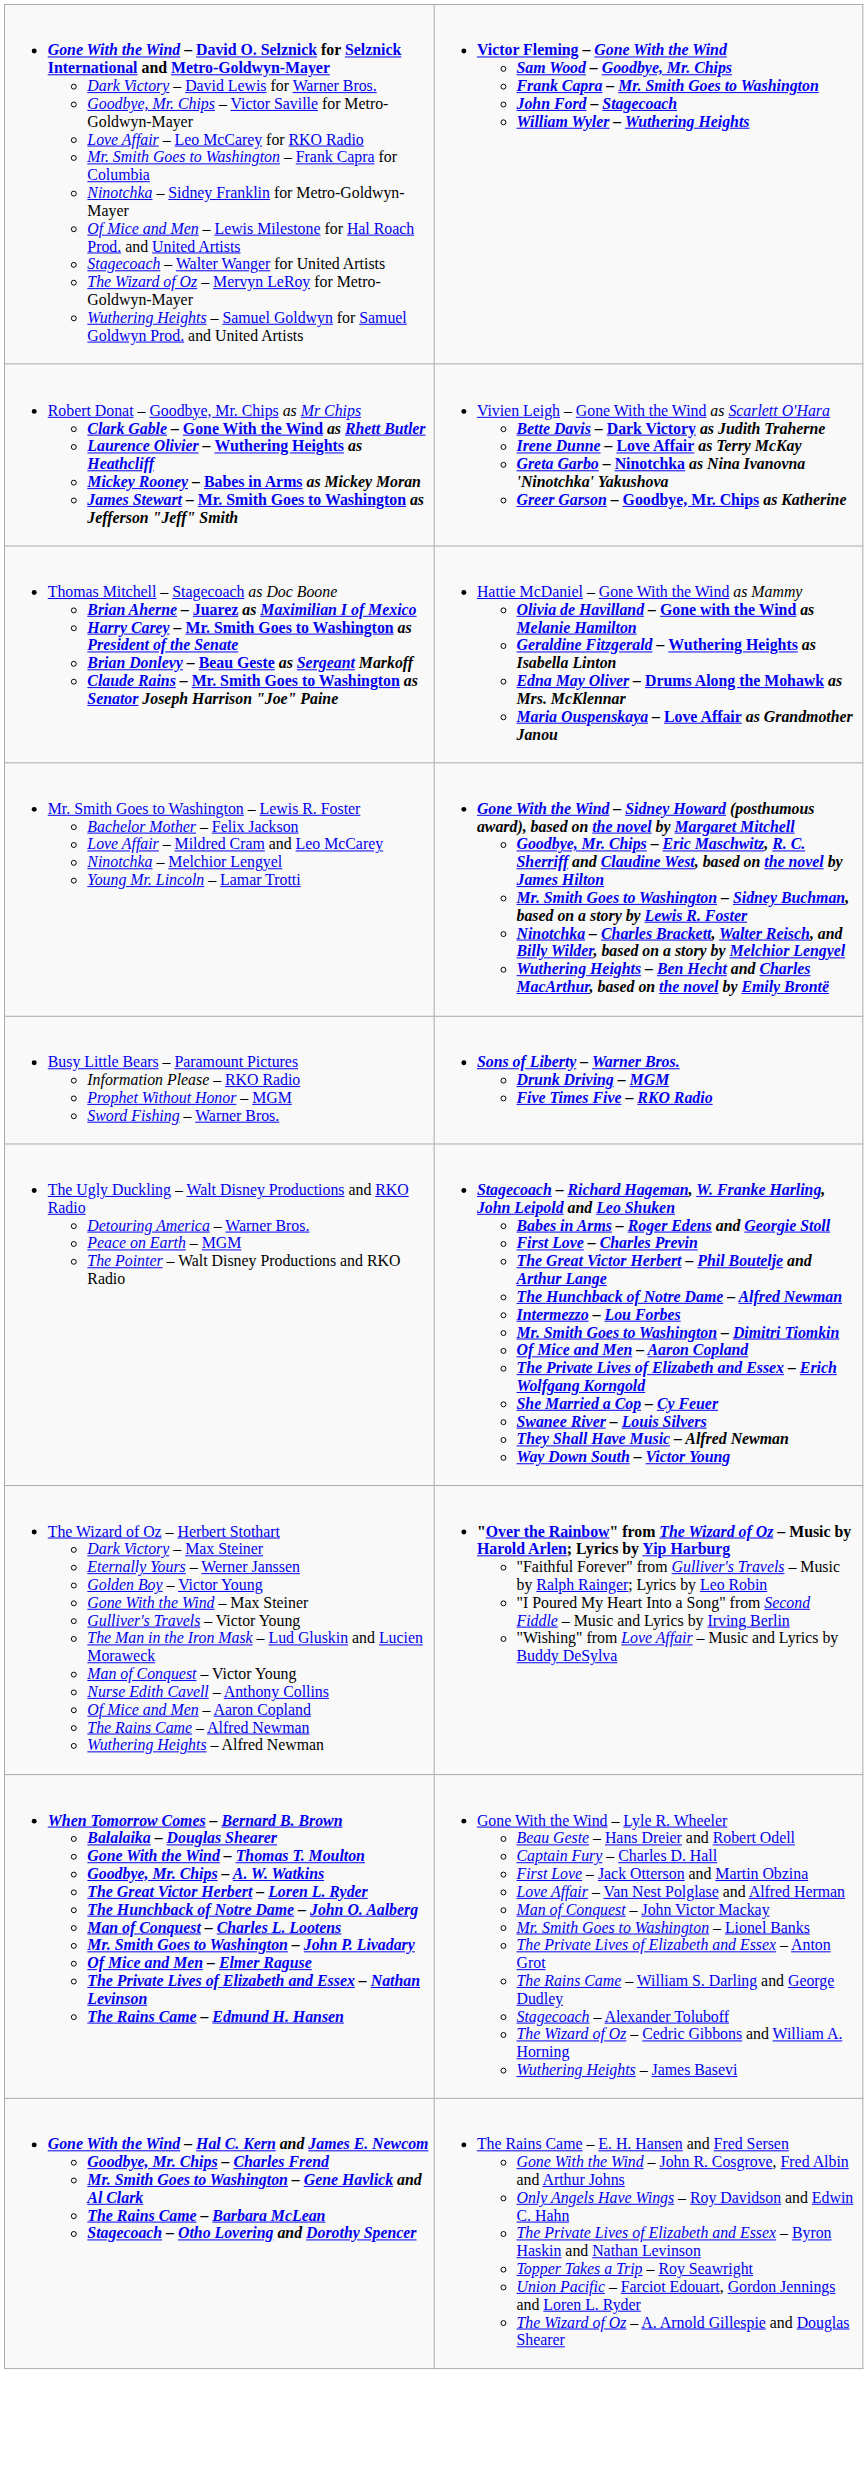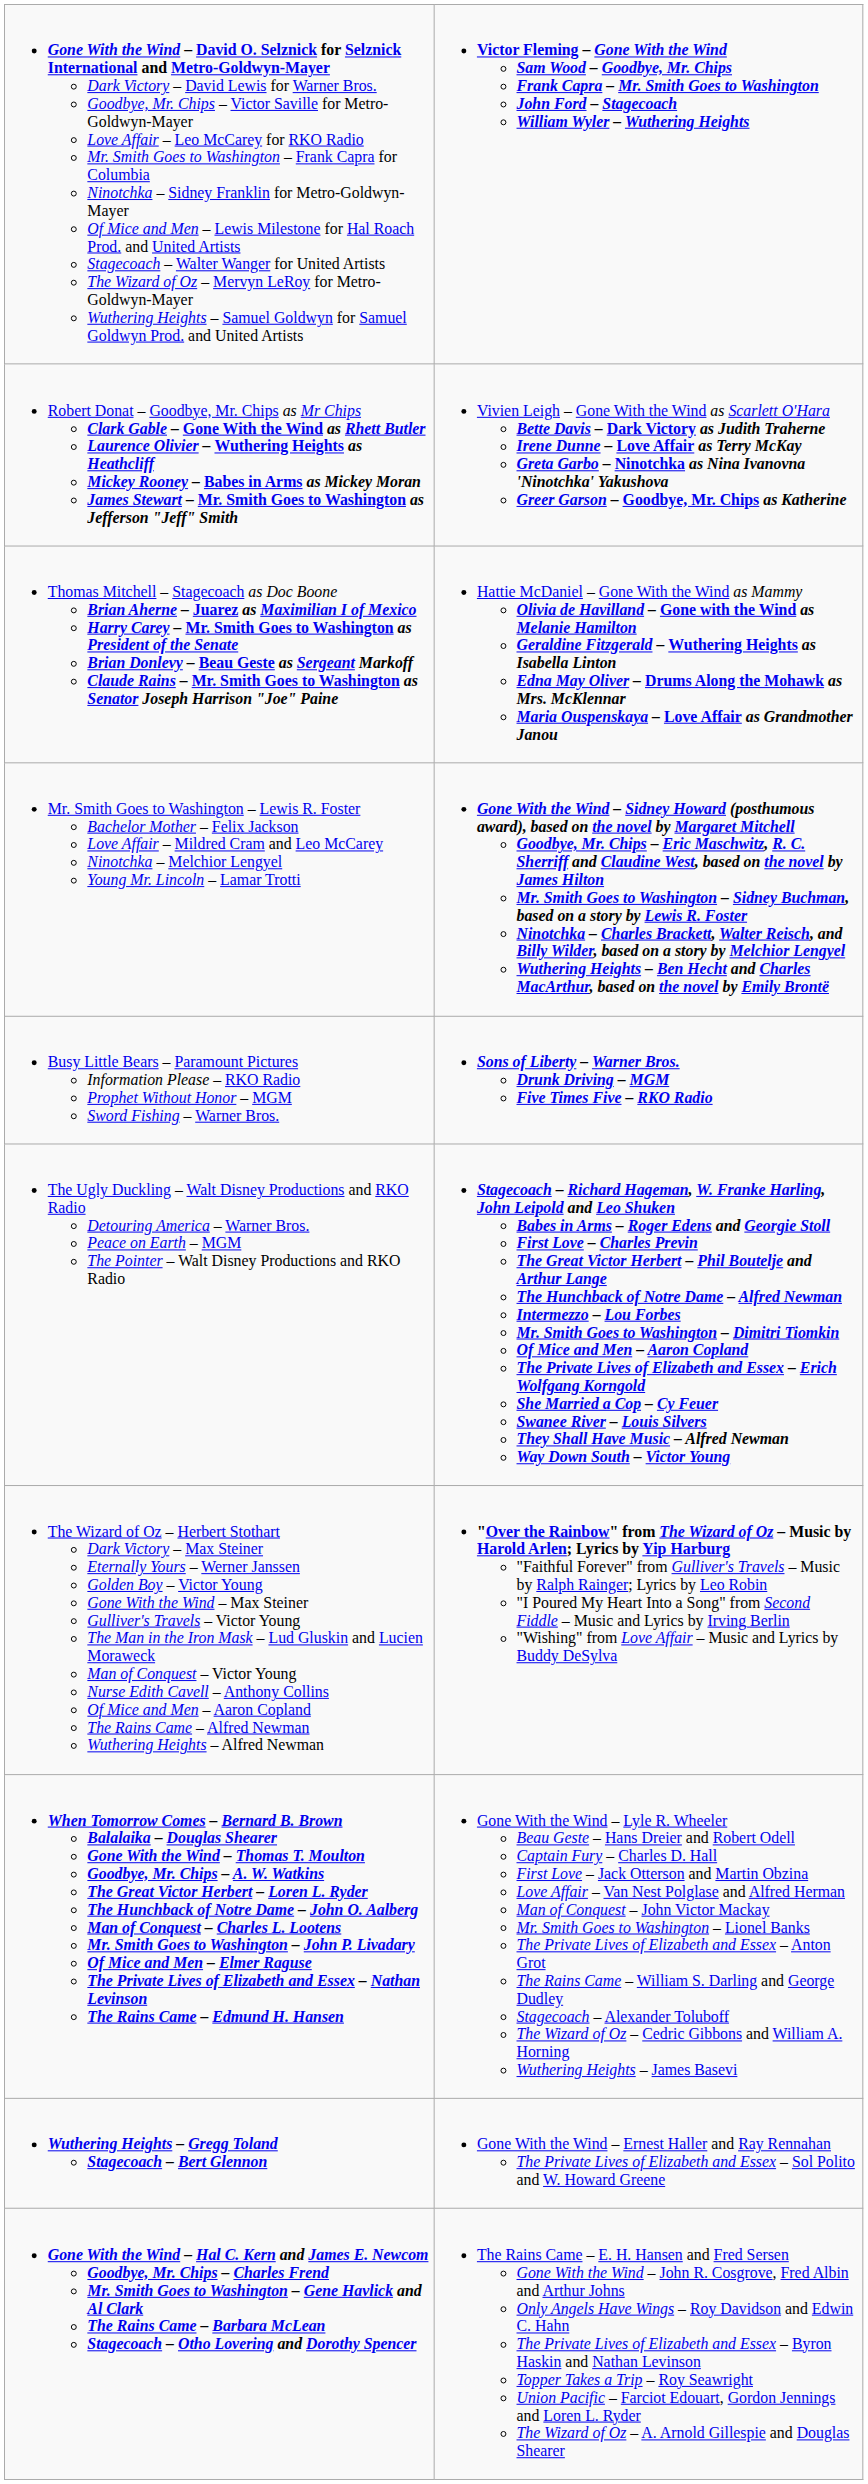+ row: (219, 2153)
